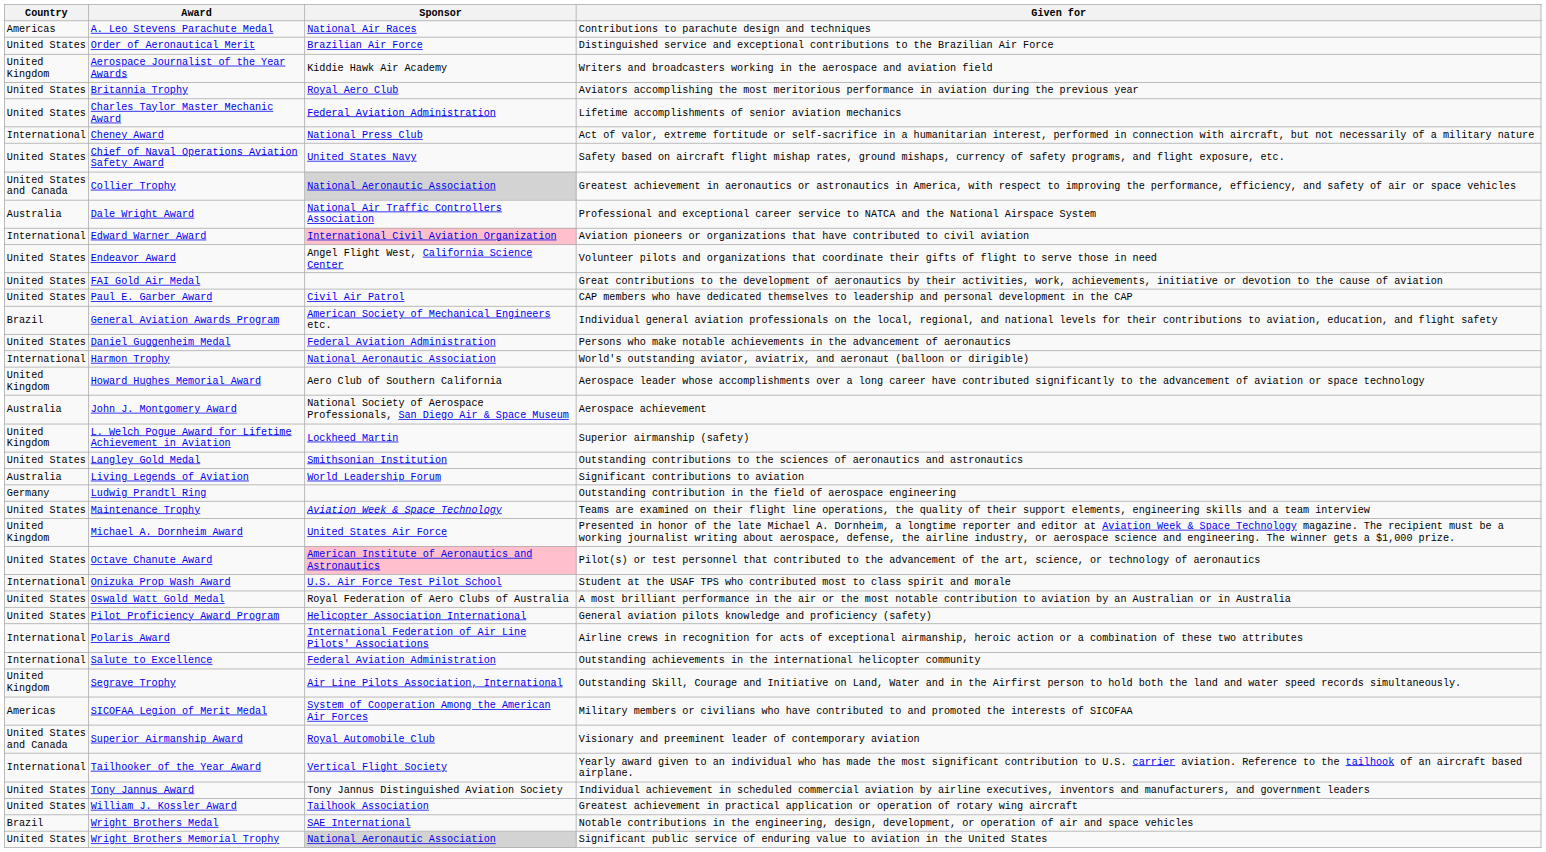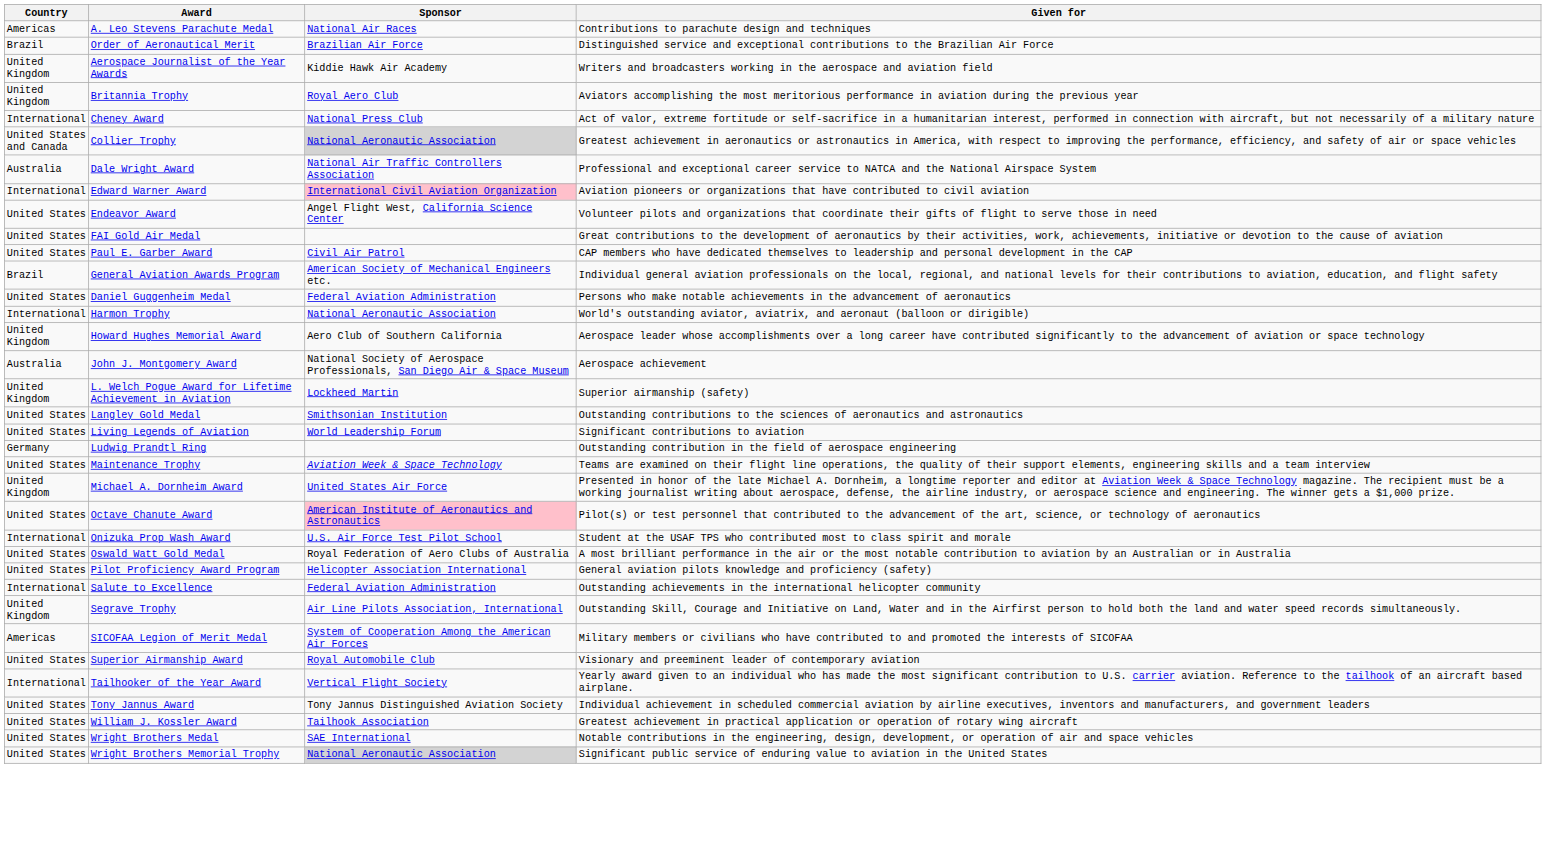(46, 46) United States -> (25, 46) Brazil
(46, 90) United States -> (28, 96) United Kingdom
- row: (182, 113)
- row: (194, 158)
(34, 477) Australia -> (46, 432) United States
- row: (130, 638)
(46, 739) United States and Canada -> (46, 661) United States
(25, 823) Brazil -> (46, 738) United States
